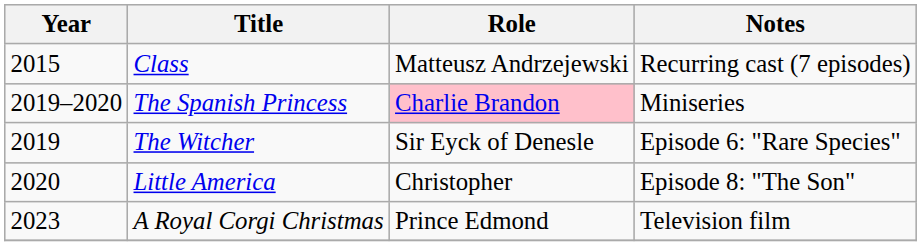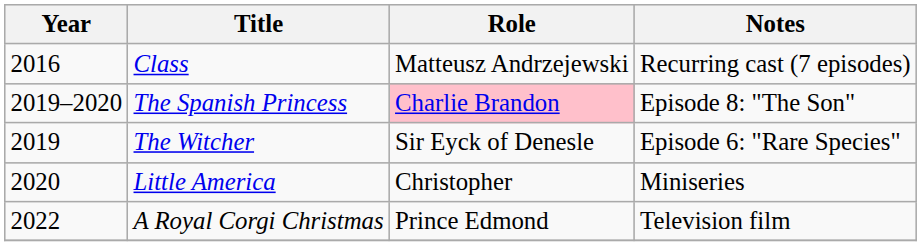(35, 63) 2015 -> (35, 63) 2016
(692, 102) Miniseries -> (748, 102) Episode 8: "The Son"
(748, 181) Episode 8: "The Son" -> (692, 181) Miniseries
(35, 220) 2023 -> (35, 220) 2022
